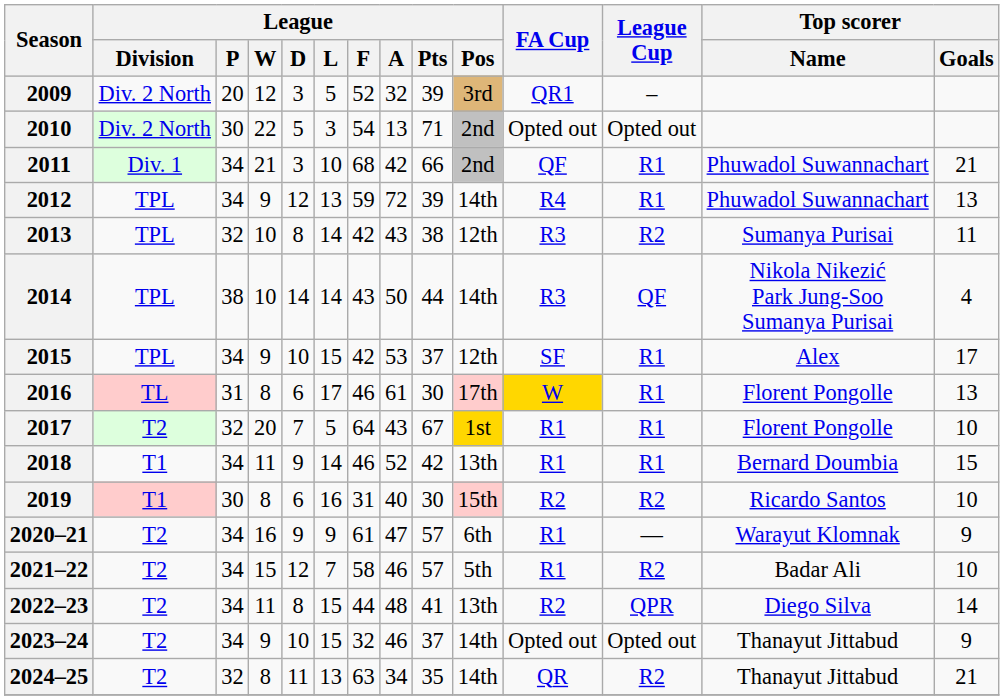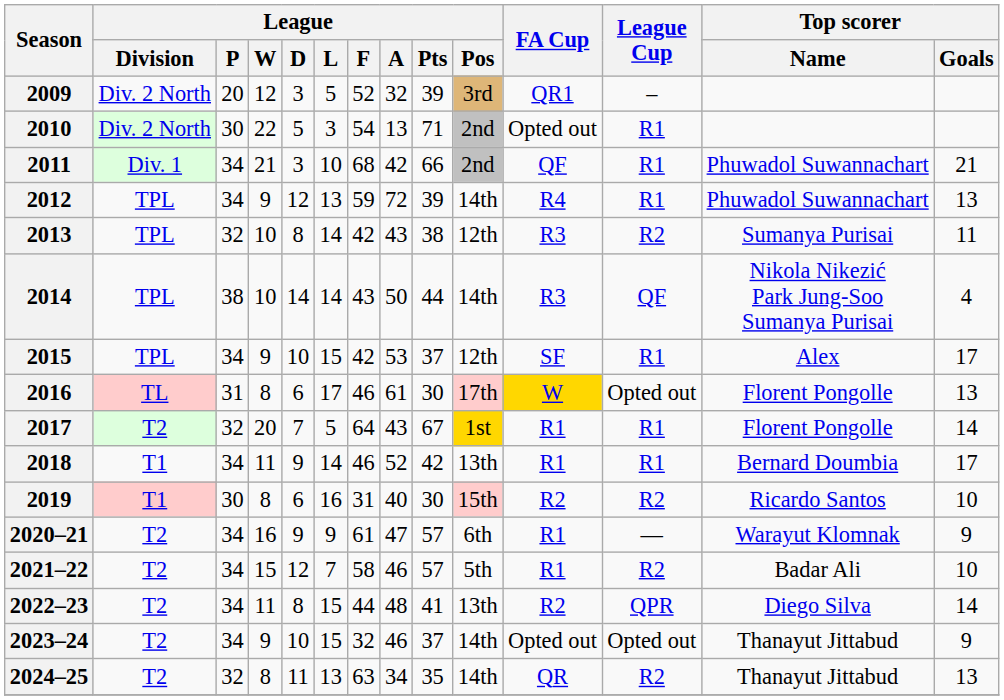(652, 128) Opted out -> (652, 128) R1
(652, 392) R1 -> (652, 392) Opted out
(966, 427) 10 -> (966, 427) 14
(966, 463) 15 -> (966, 463) 17
(966, 676) 21 -> (966, 676) 13
